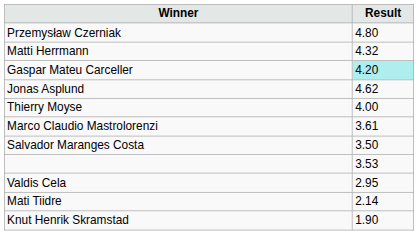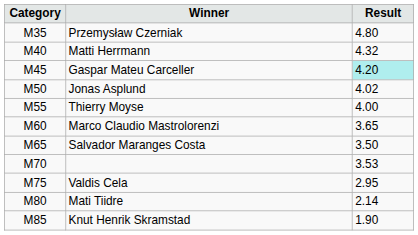+ column: (35, 13)
(367, 88) 4.62 -> (367, 88) 4.02
(367, 126) 3.61 -> (367, 126) 3.65
